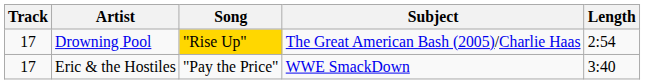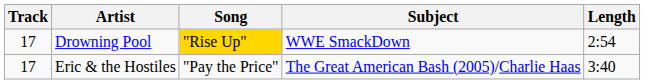(433, 41) The Great American Bash (2005)/Charlie Haas -> (348, 41) WWE SmackDown
(348, 66) WWE SmackDown -> (433, 66) The Great American Bash (2005)/Charlie Haas
